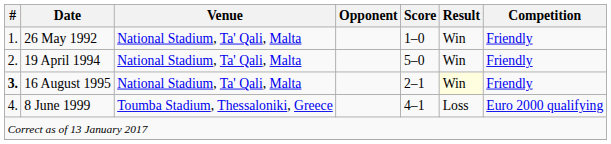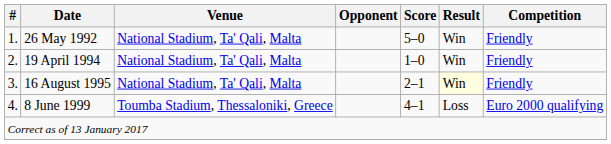(414, 38) 1–0 -> (414, 38) 5–0
(414, 61) 5–0 -> (414, 61) 1–0
(13, 83) bold -> (13, 83) normal
